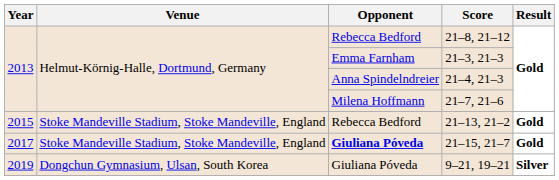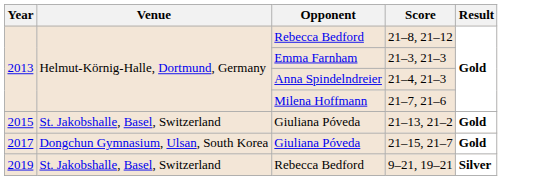(182, 122) Stoke Mandeville Stadium, Stoke Mandeville, England -> (130, 122) St. Jakobshalle, Basel, Switzerland
(376, 122) Rebecca Bedford -> (317, 122) Giuliana Póveda
(182, 143) Stoke Mandeville Stadium, Stoke Mandeville, England -> (154, 143) Dongchun Gymnasium, Ulsan, South Korea
(377, 143) bold -> (317, 143) normal
(154, 165) Dongchun Gymnasium, Ulsan, South Korea -> (130, 165) St. Jakobshalle, Basel, Switzerland
(375, 165) Giuliana Póveda -> (319, 165) Rebecca Bedford
